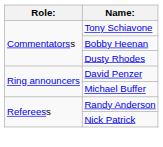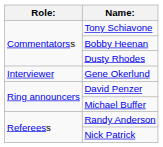+ row: (117, 74)
